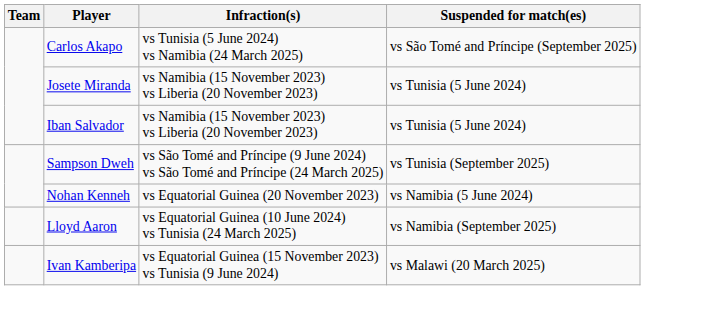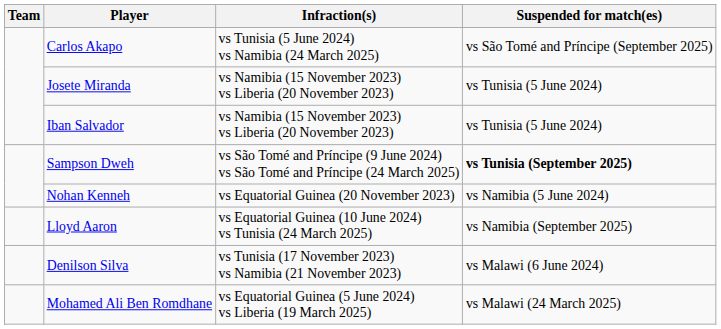(470, 164) normal -> (549, 164) bold
- row: (91, 265)
+ row: (88, 265)
+ row: (129, 304)
